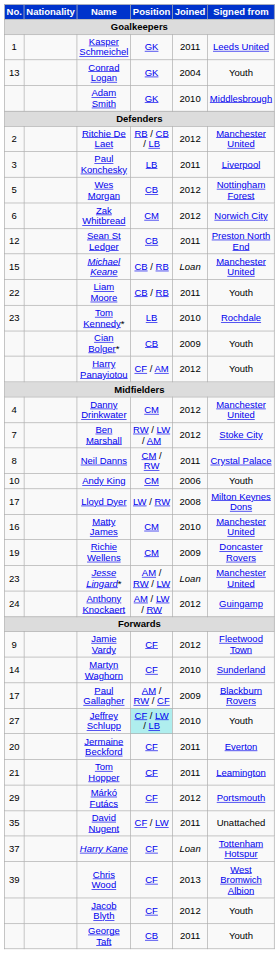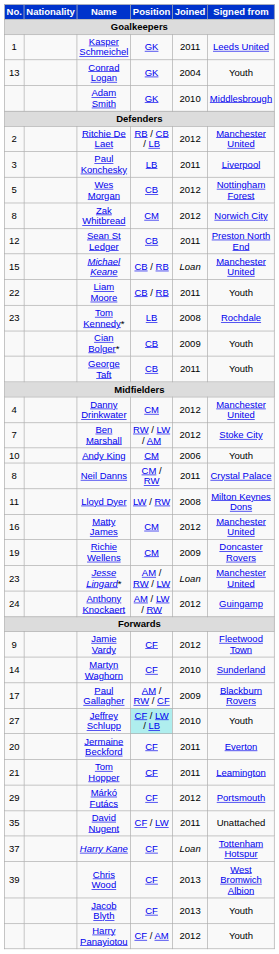(14, 216) 6 -> (14, 216) 8
(190, 318) 2010 -> (190, 318) 2008
rows swapped: (104, 937) <-> (104, 369)
rows swapped: (104, 461) <-> (104, 481)
(14, 502) 17 -> (14, 502) 11
(190, 527) 2010 -> (190, 527) 2012
(190, 911) 2012 -> (190, 911) 2013
